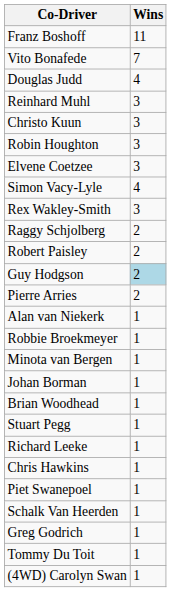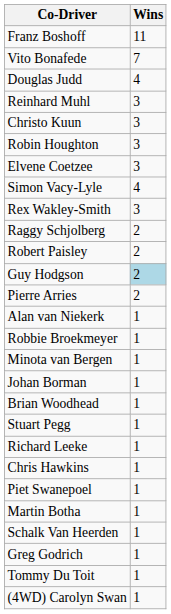+ row: (44, 511)
